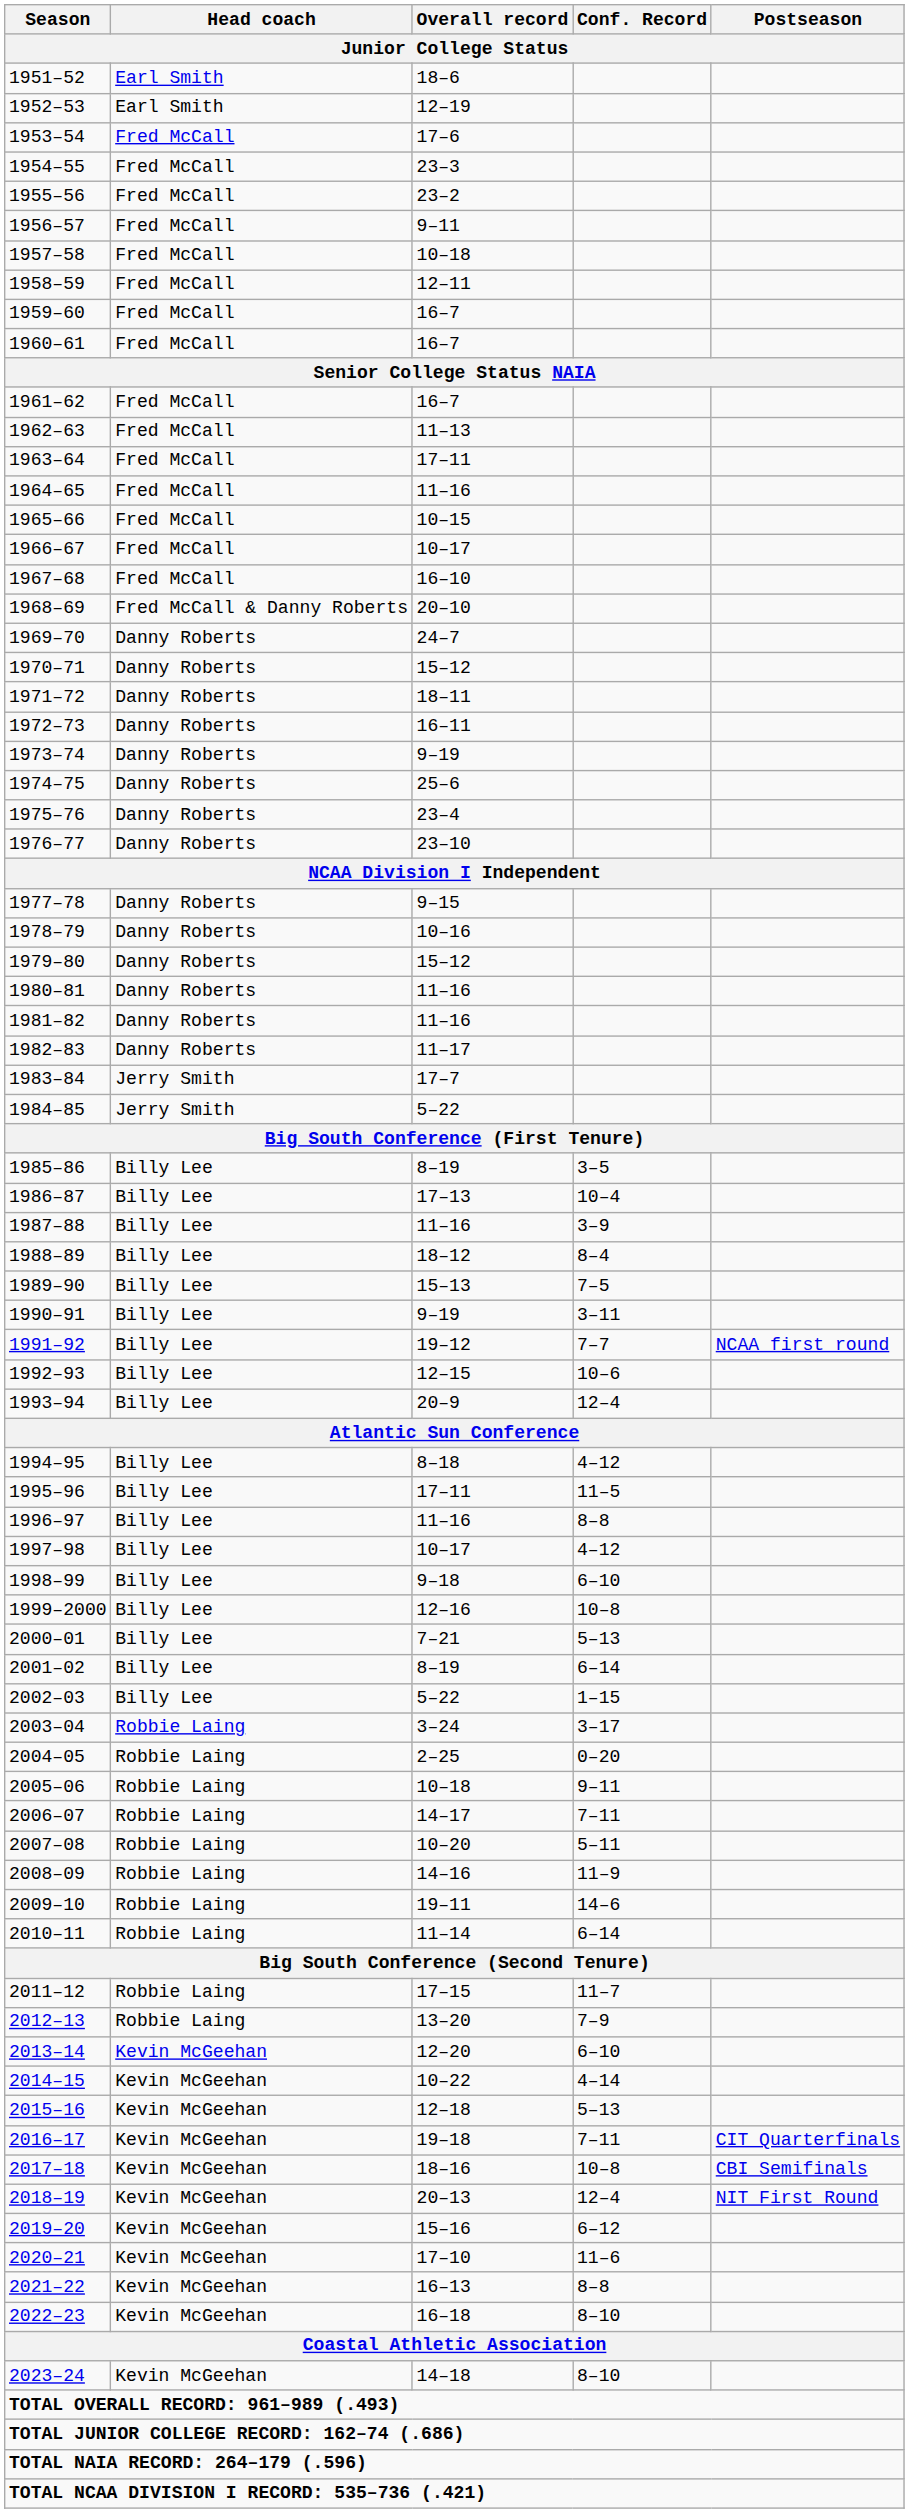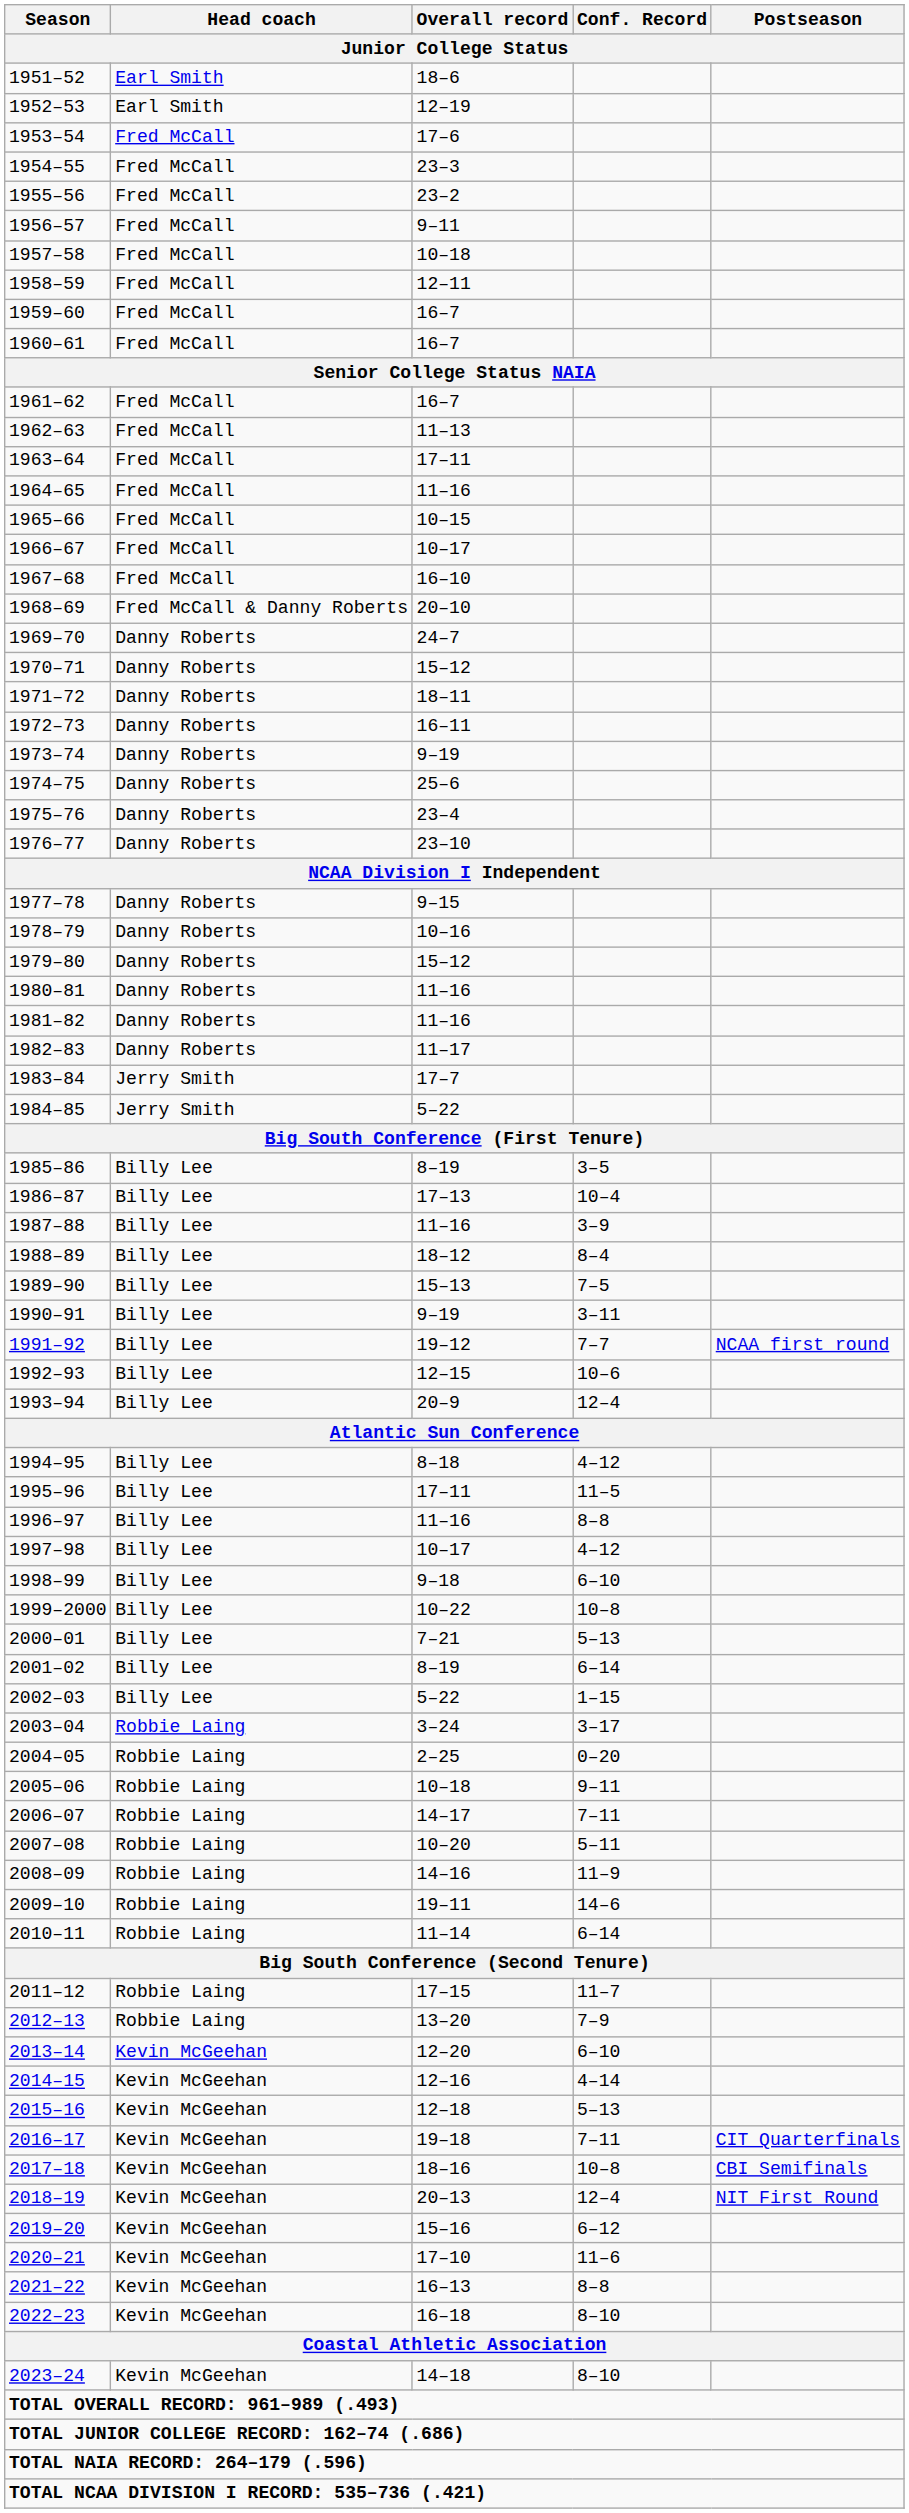(444, 1610) 12–16 -> (444, 1610) 10–22
(444, 2081) 10–22 -> (444, 2081) 12–16
